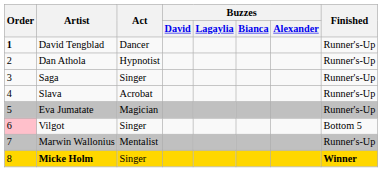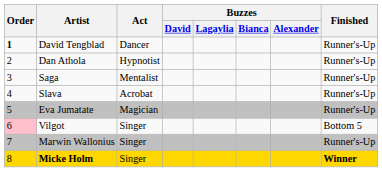(133, 77) Singer -> (139, 77) Mentalist
(139, 142) Mentalist -> (133, 142) Singer
